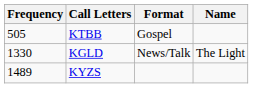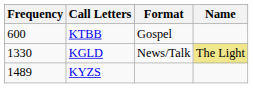(16, 33) 505 -> (16, 33) 600
(220, 53) no background -> (220, 53) khaki background
